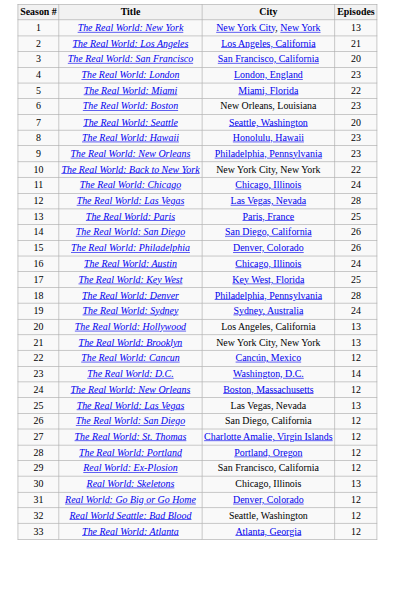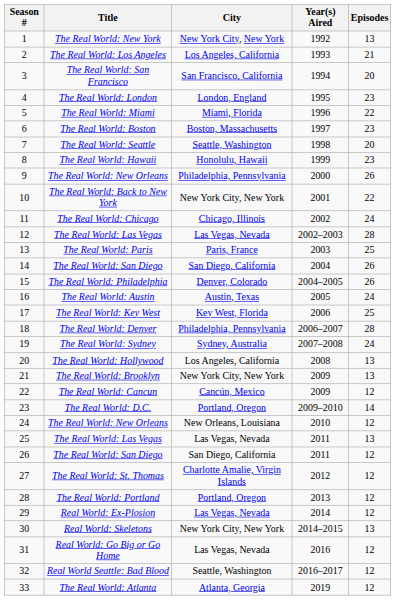+ column: (320, 17)
(268, 106) New Orleans, Louisiana -> (232, 129) Boston, Massachusetts
(356, 153) 23 -> (370, 176) 26
(268, 264) Chicago, Illinois -> (232, 297) Austin, Texas
(268, 374) Washington, D.C. -> (232, 407) Portland, Oregon
(268, 389) Boston, Massachusetts -> (232, 423) New Orleans, Louisiana
(268, 468) San Francisco, California -> (232, 513) Las Vegas, Nevada
(268, 484) Chicago, Illinois -> (232, 528) New York City, New York
(268, 500) Denver, Colorado -> (232, 550) Las Vegas, Nevada
